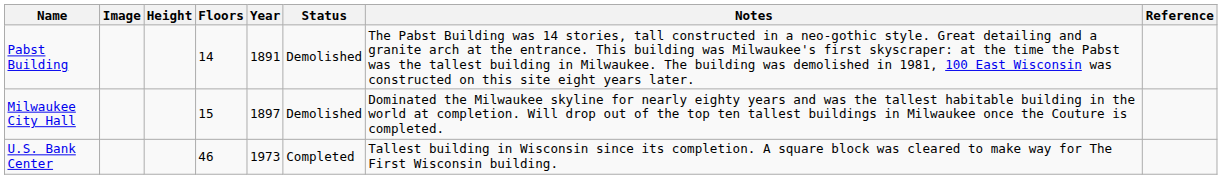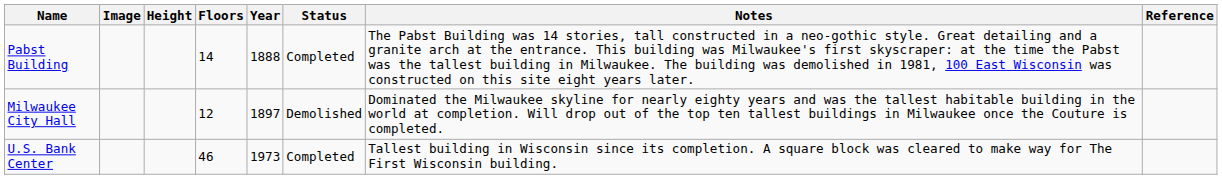(265, 57) 1891 -> (265, 57) 1888
(324, 57) Demolished -> (320, 57) Completed
(206, 114) 15 -> (206, 114) 12
